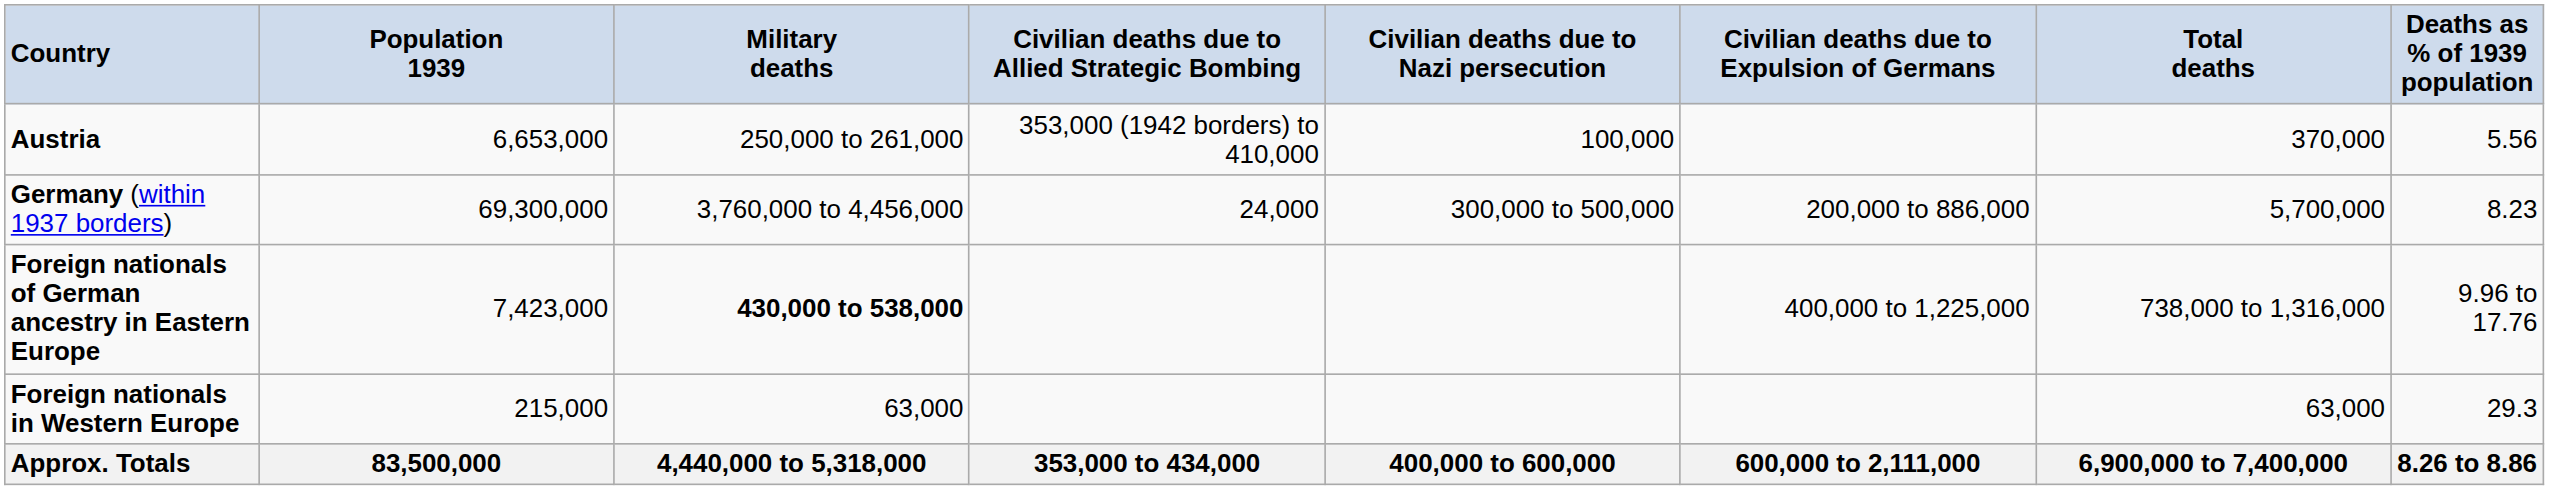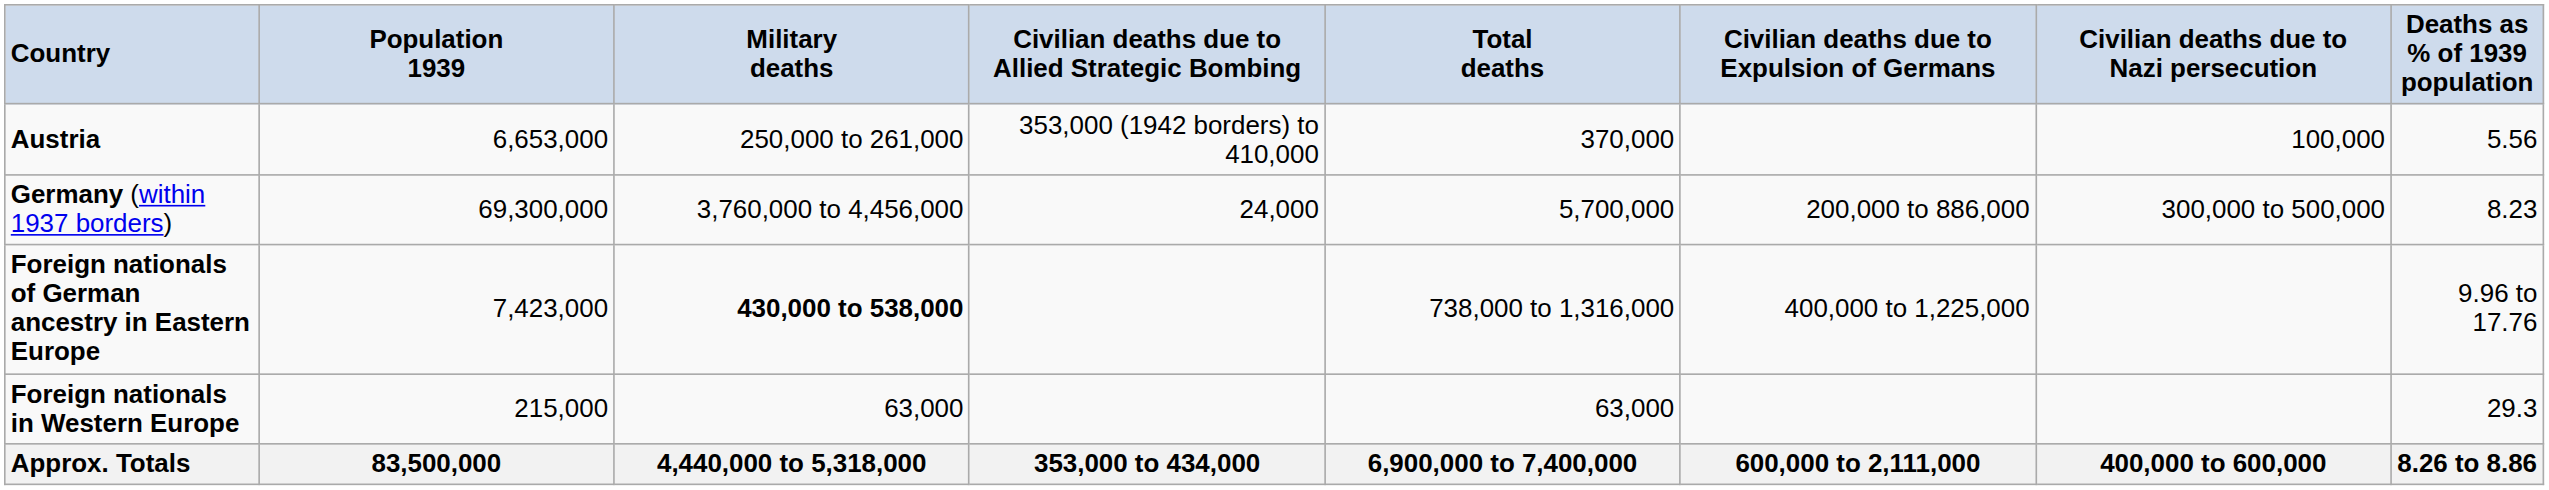columns swapped: (1502, 54) <-> (2213, 54)
